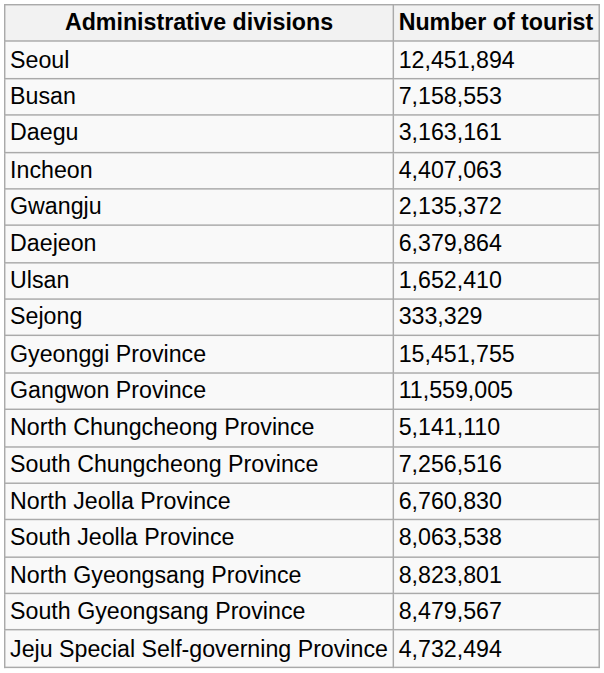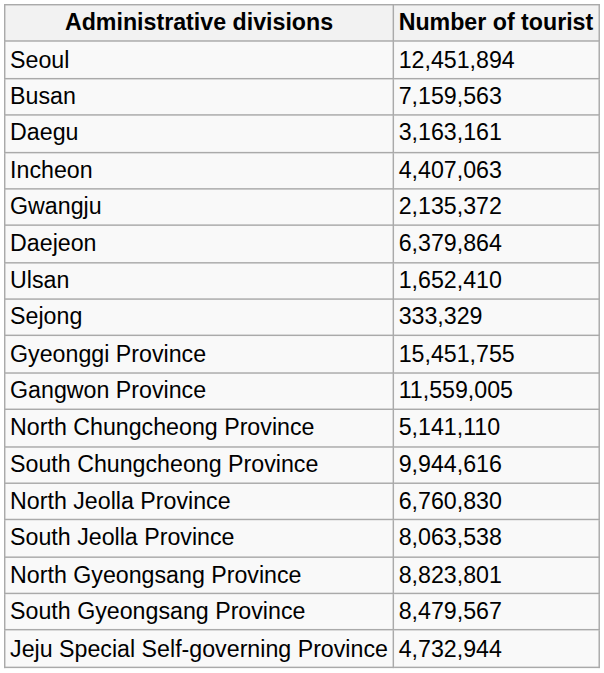(450, 96) 7,158,553 -> (450, 96) 7,159,563
(450, 464) 7,256,516 -> (450, 464) 9,944,616
(450, 648) 4,732,494 -> (450, 648) 4,732,944
